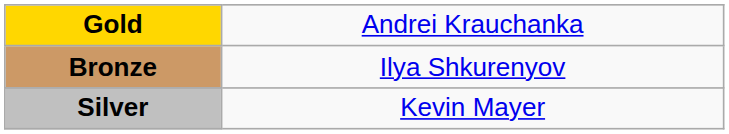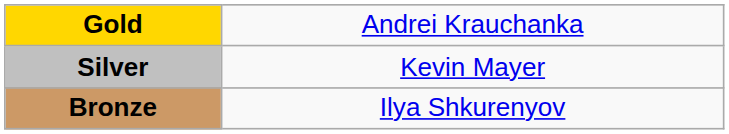rows swapped: (113, 107) <-> (113, 66)
